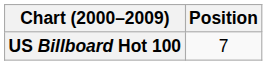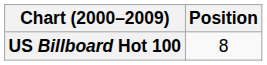(223, 45) 7 -> (223, 45) 8
